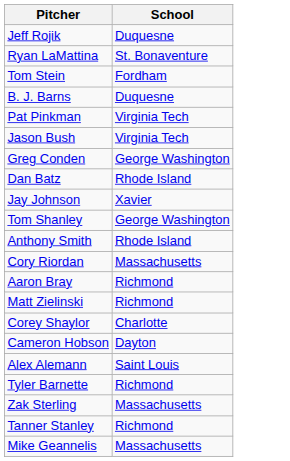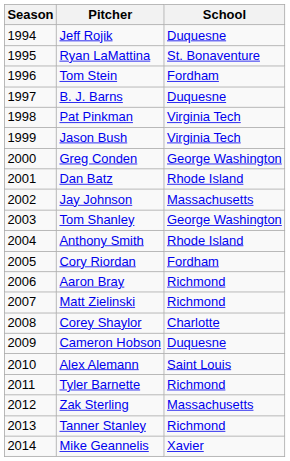+ column: (30, 14)
(133, 199) Xavier -> (210, 199) Massachusetts
(158, 261) Massachusetts -> (193, 261) Fordham
(135, 343) Dayton -> (197, 343) Duquesne
(158, 446) Massachusetts -> (185, 446) Xavier
